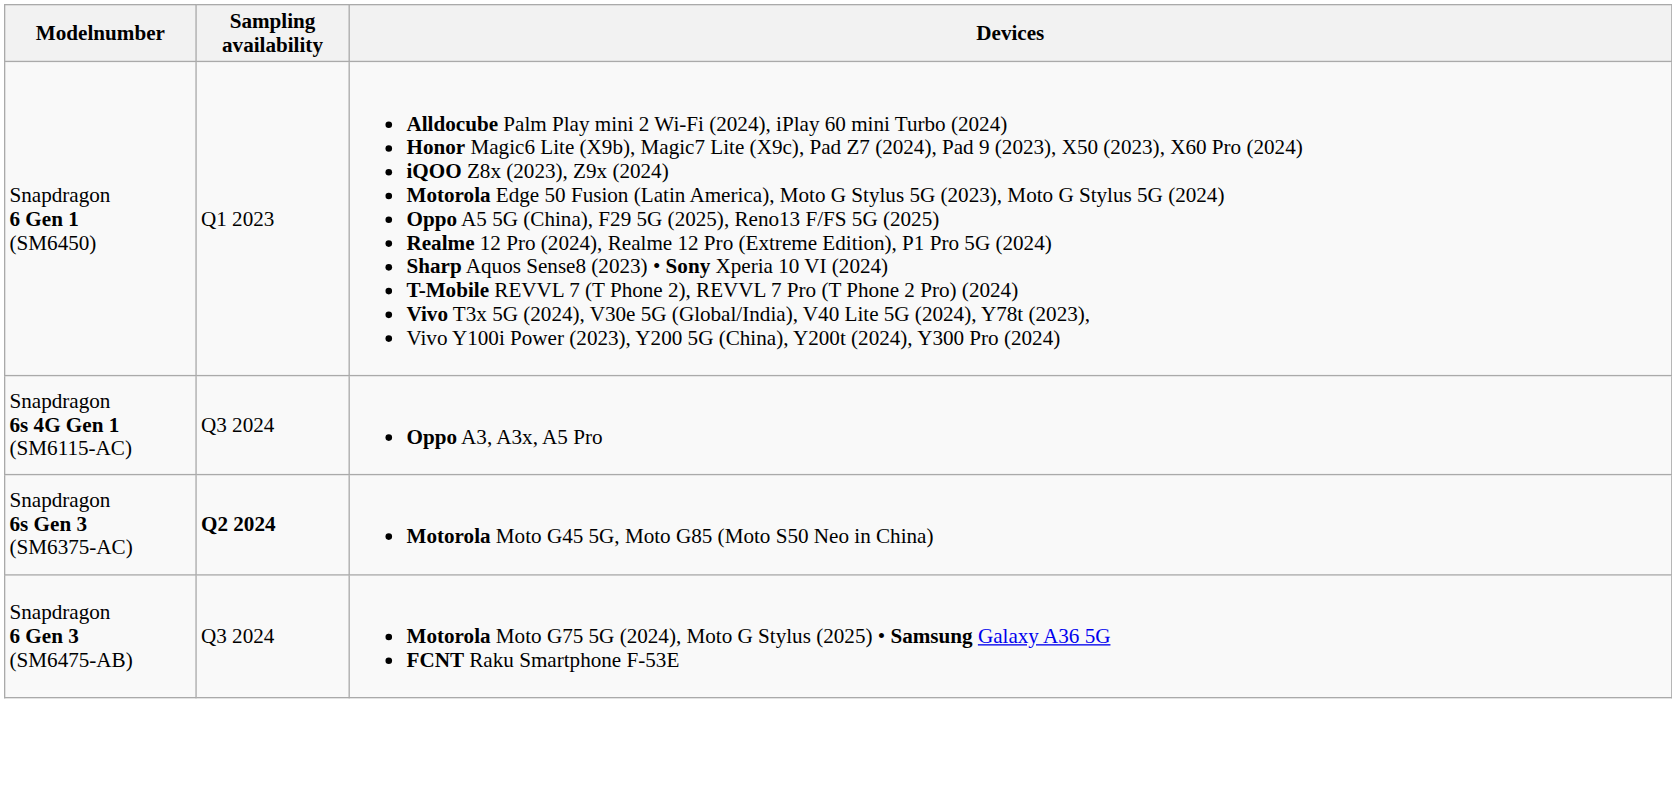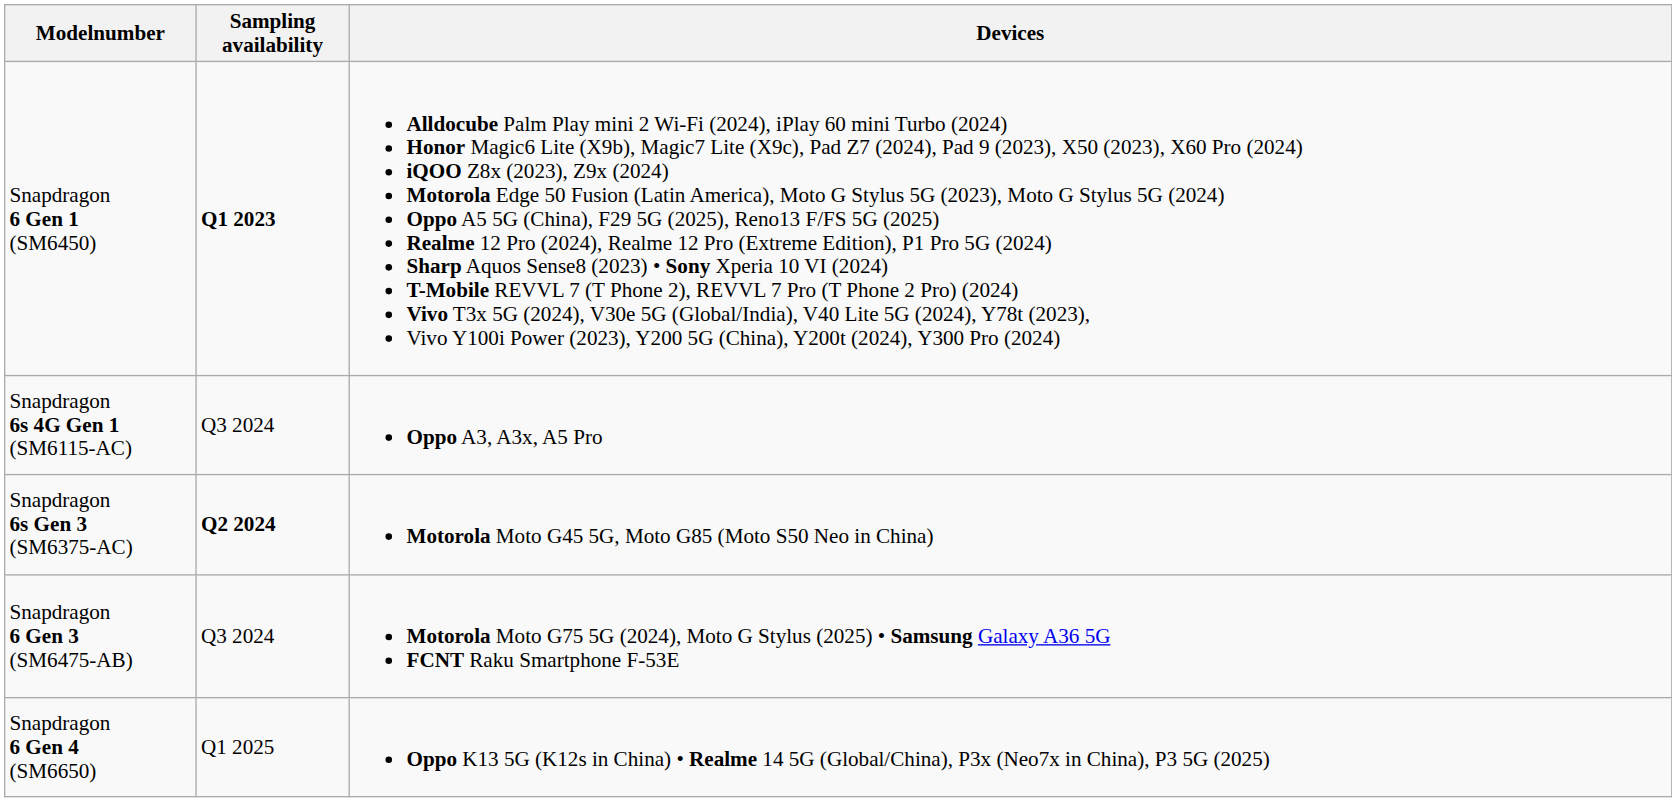(238, 218) normal -> (238, 218) bold
+ row: (60, 747)
